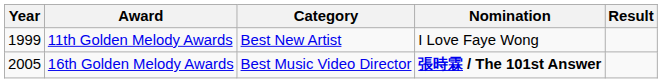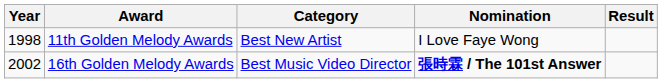(24, 39) 1999 -> (24, 39) 1998
(24, 64) 2005 -> (24, 64) 2002
